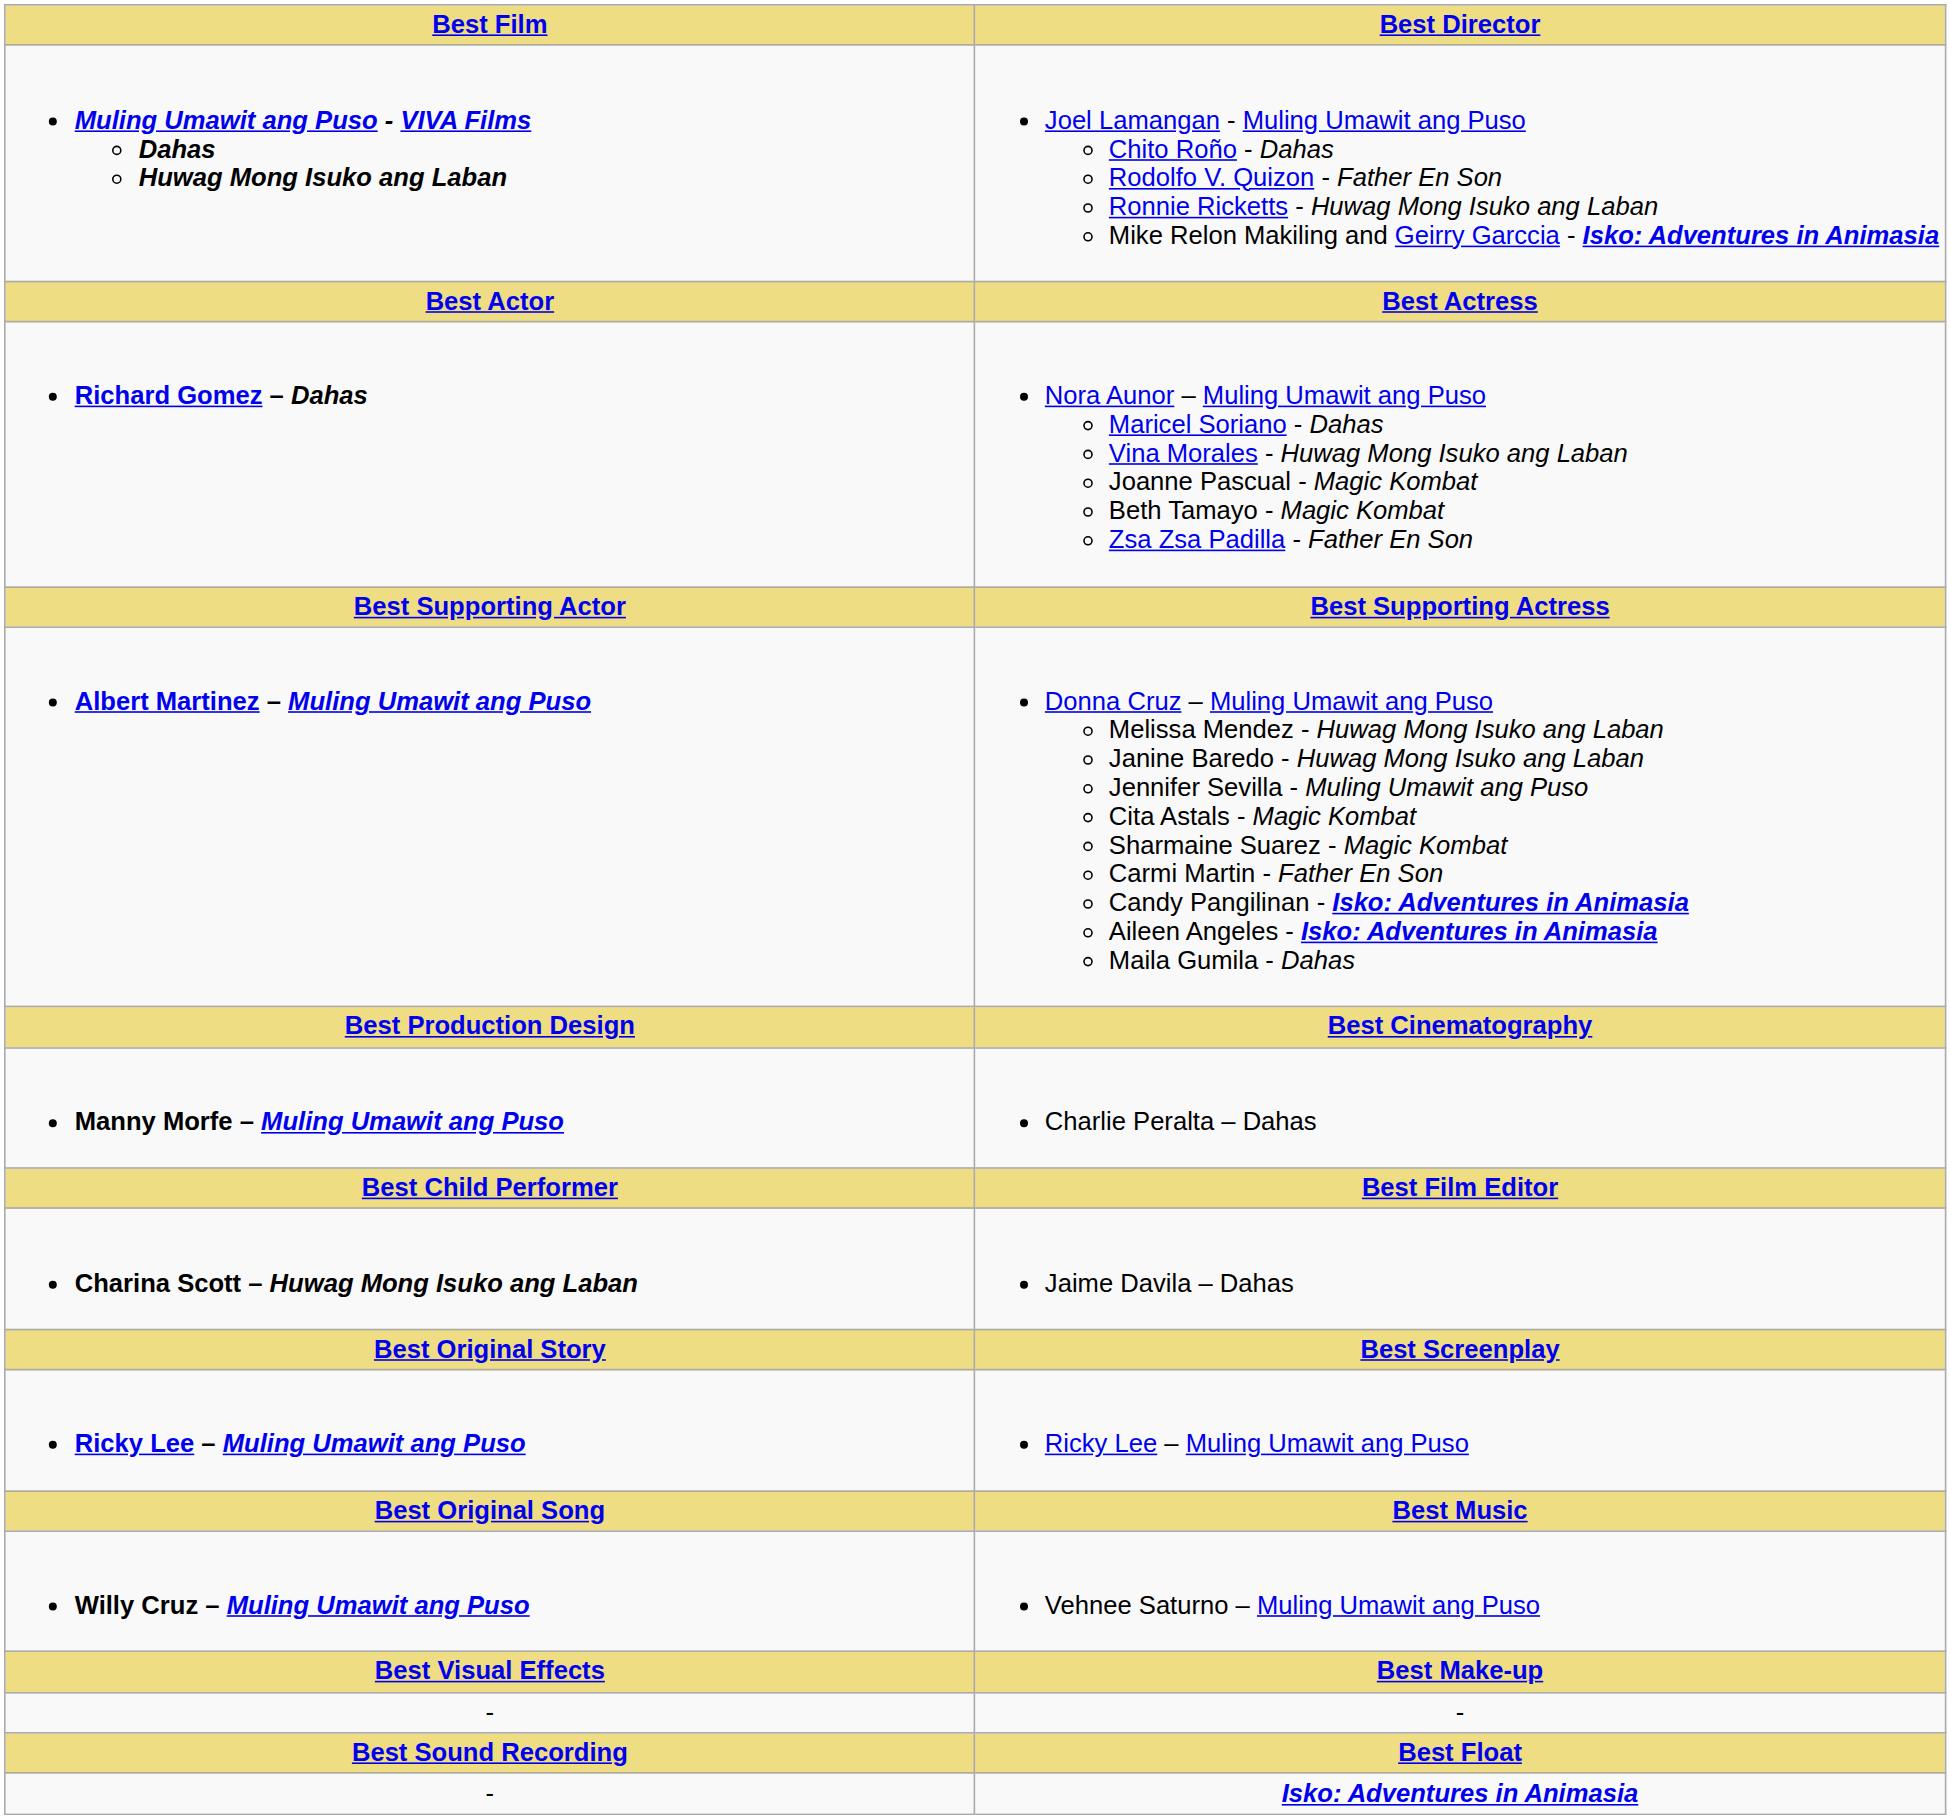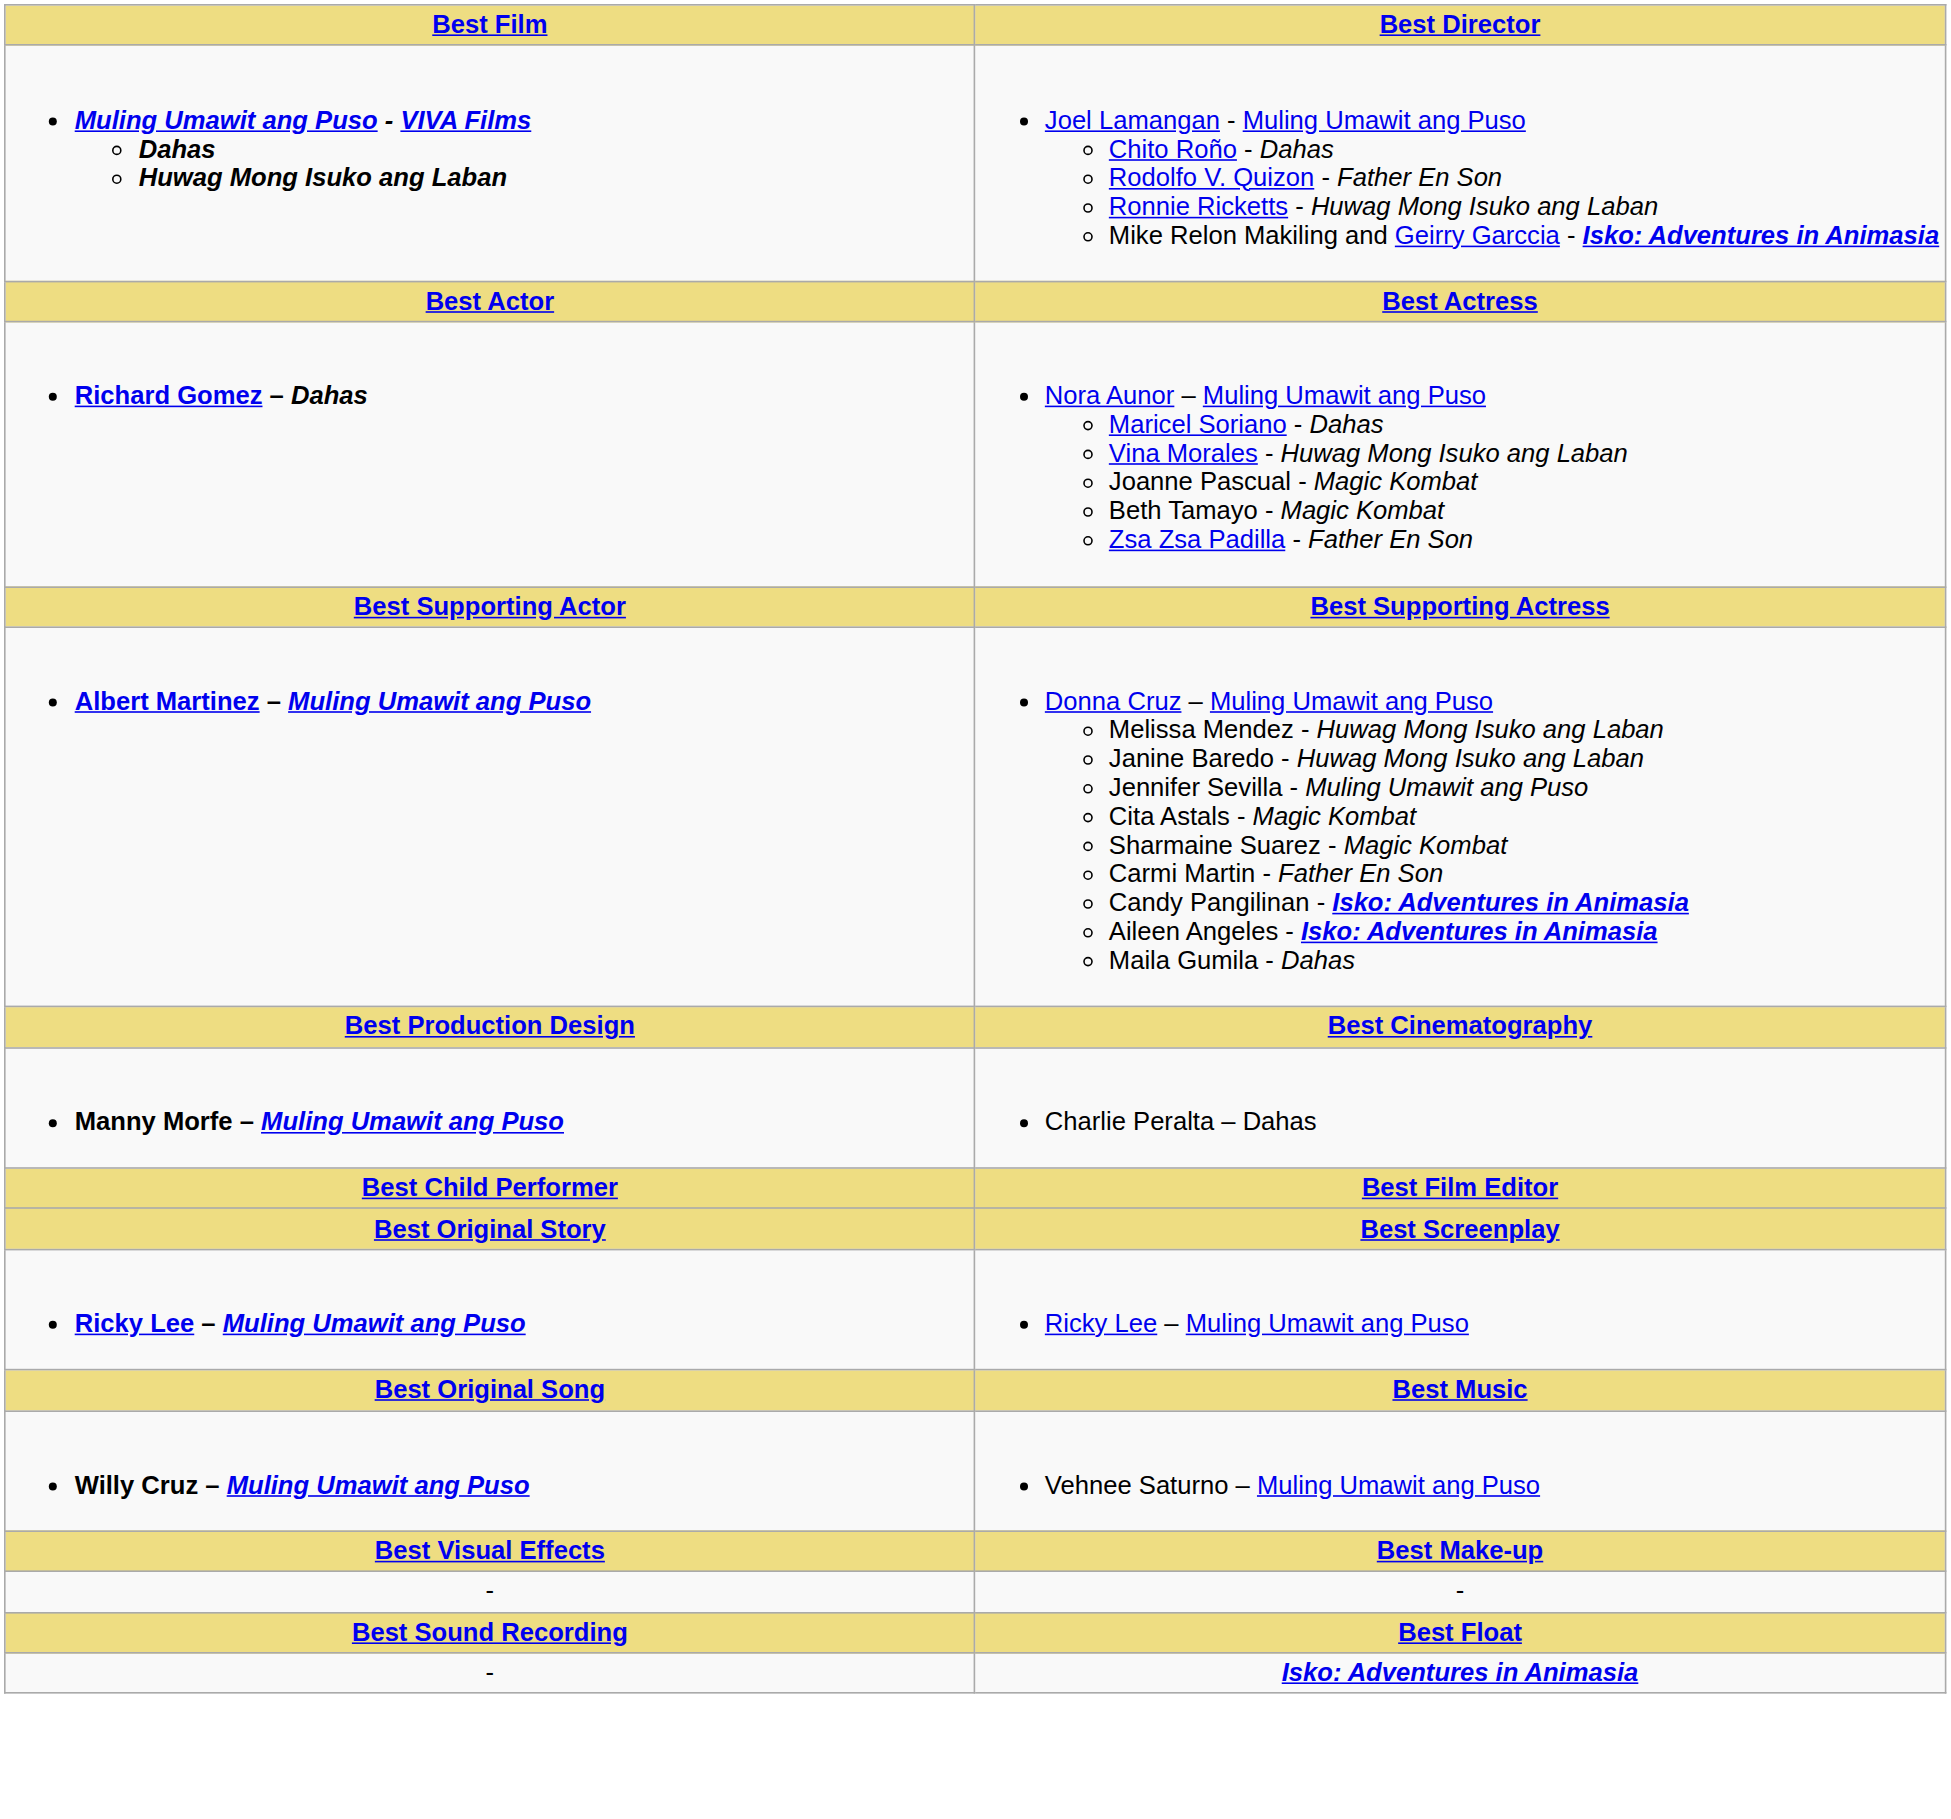- row: (1460, 1283)
